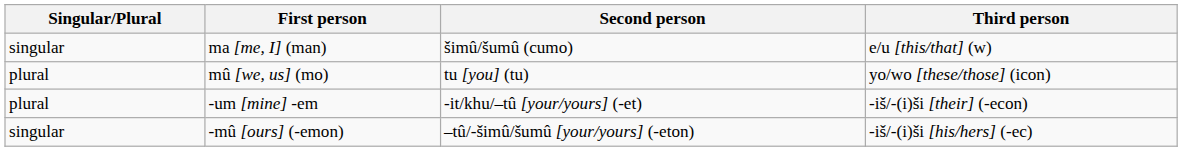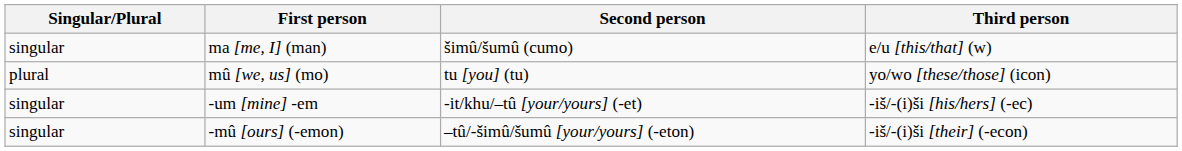(29, 103) plural -> (37, 103) singular
(948, 103) -iš/-(i)ši [their] (-econ) -> (951, 103) -iš/-(i)ši [his/hers] (-ec)
(951, 131) -iš/-(i)ši [his/hers] (-ec) -> (948, 131) -iš/-(i)ši [their] (-econ)
